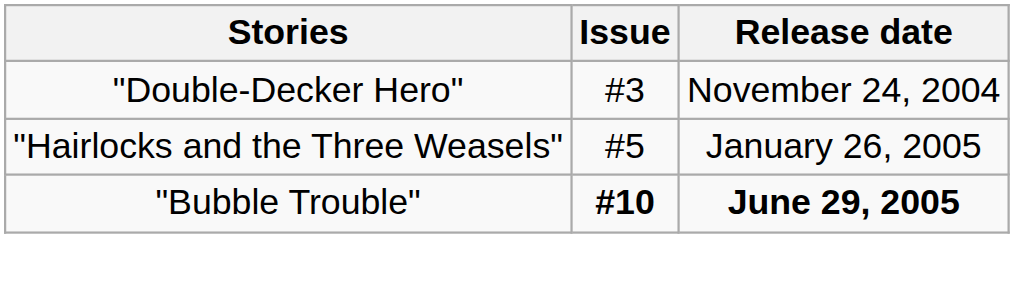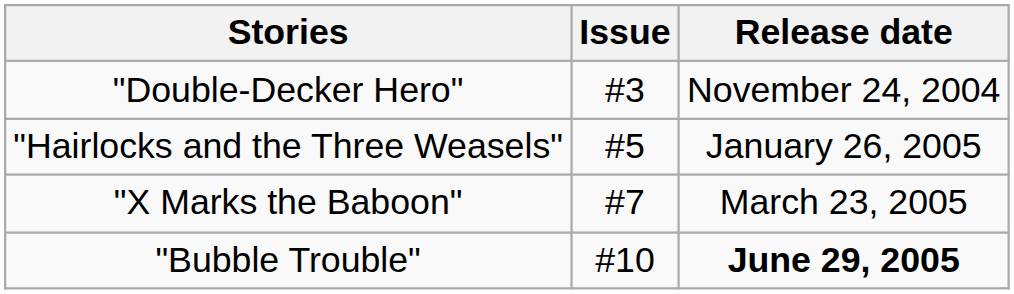+ row: (288, 202)
(625, 202) bold -> (625, 259) normal
